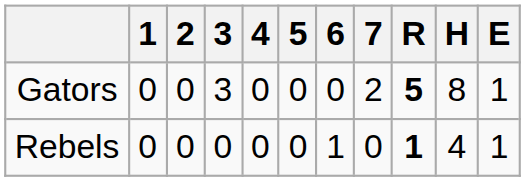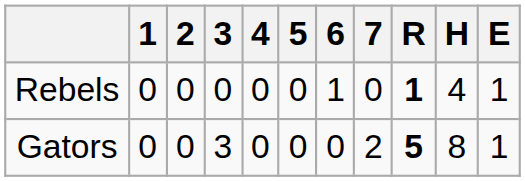rows swapped: (67, 90) <-> (67, 146)
